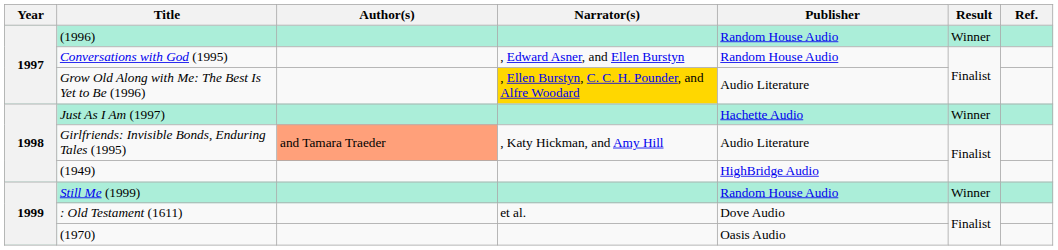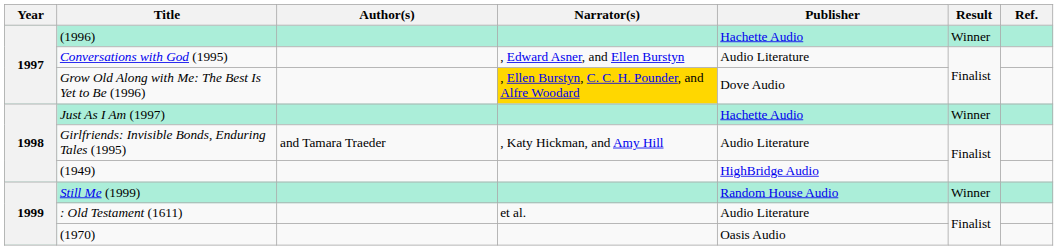(779, 36) Random House Audio -> (762, 36) Hachette Audio
(779, 57) Random House Audio -> (765, 57) Audio Literature
(765, 85) Audio Literature -> (753, 85) Dove Audio
(333, 142) lightsalmon background -> (333, 142) no background
(753, 213) Dove Audio -> (765, 213) Audio Literature
